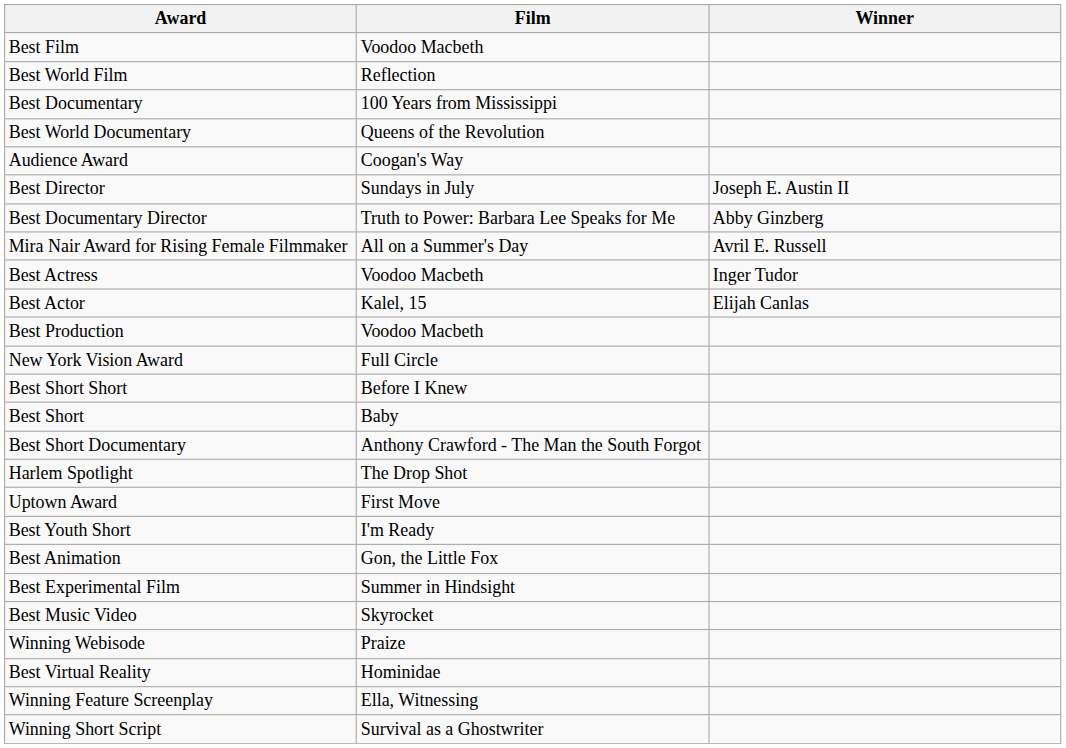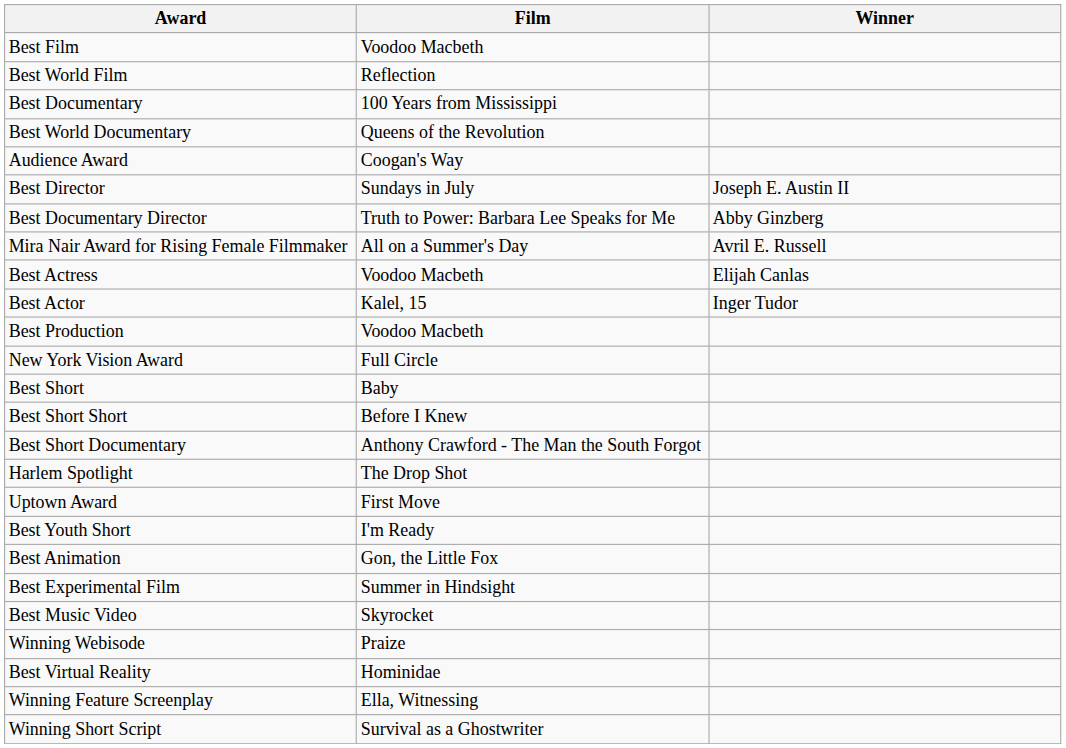(755, 274) Inger Tudor -> (761, 274) Elijah Canlas
(761, 302) Elijah Canlas -> (755, 302) Inger Tudor
rows swapped: (46, 416) <-> (68, 388)
